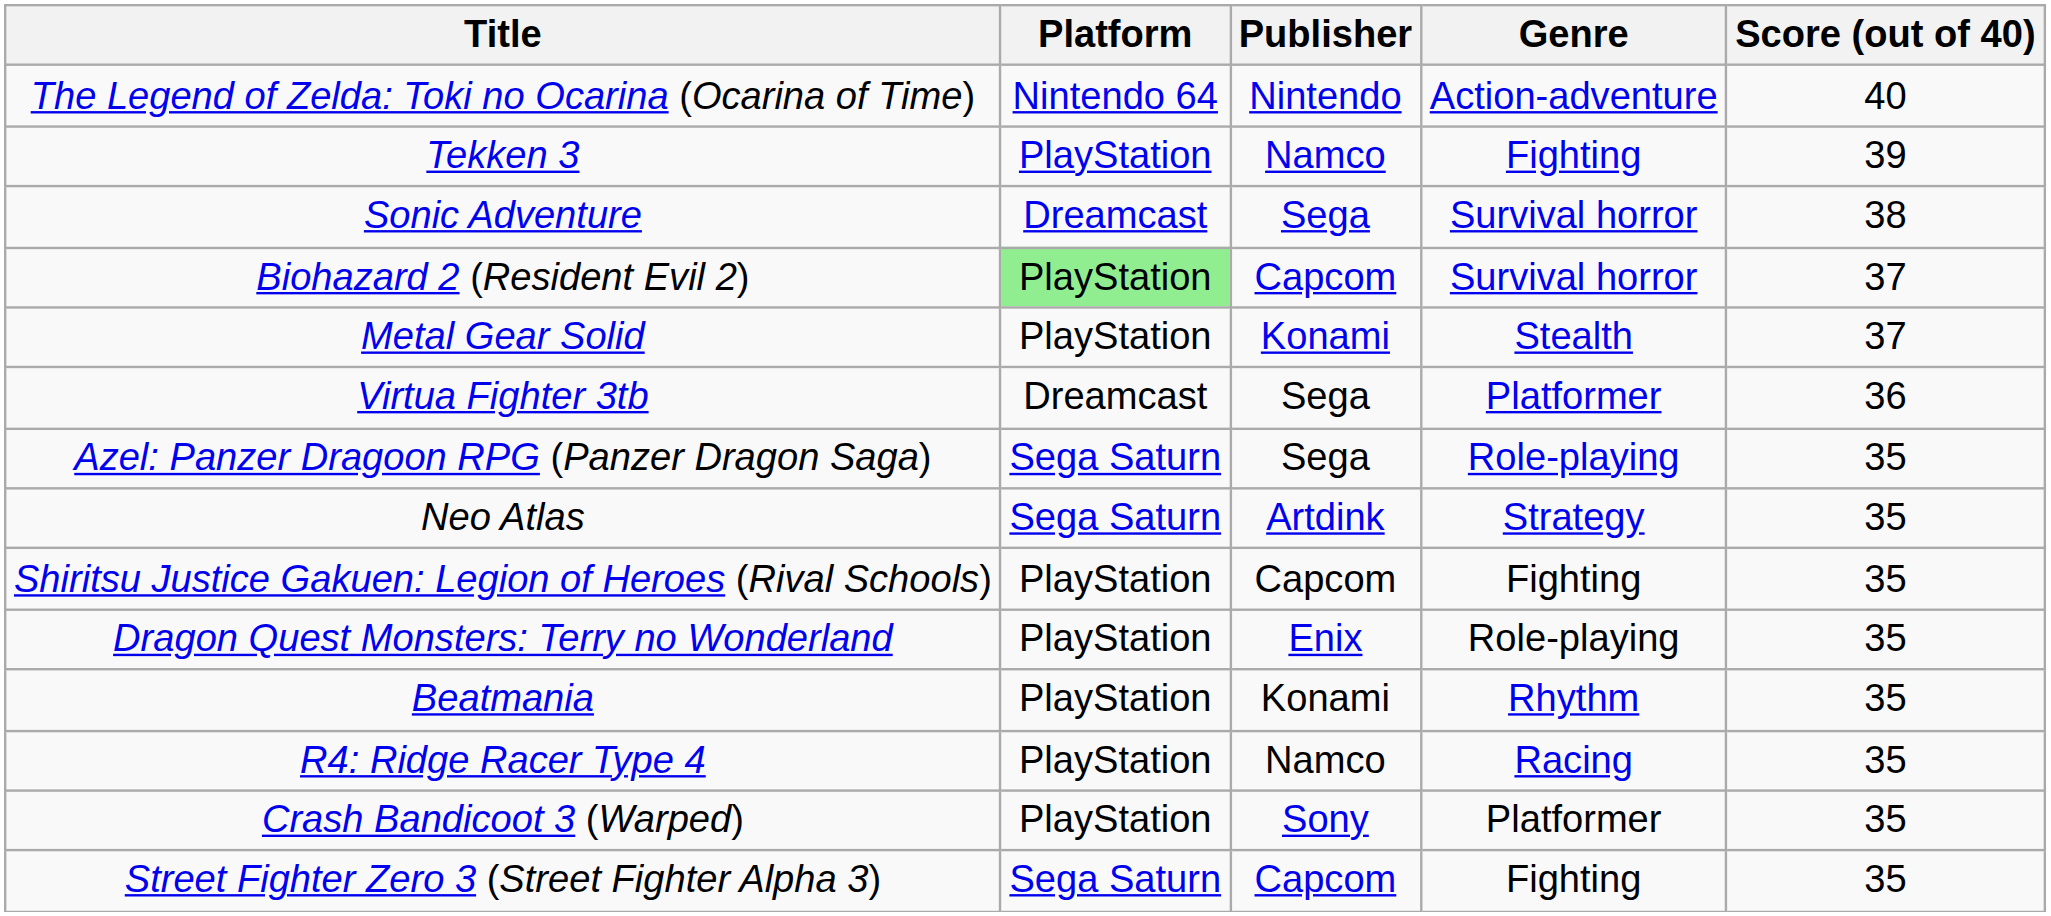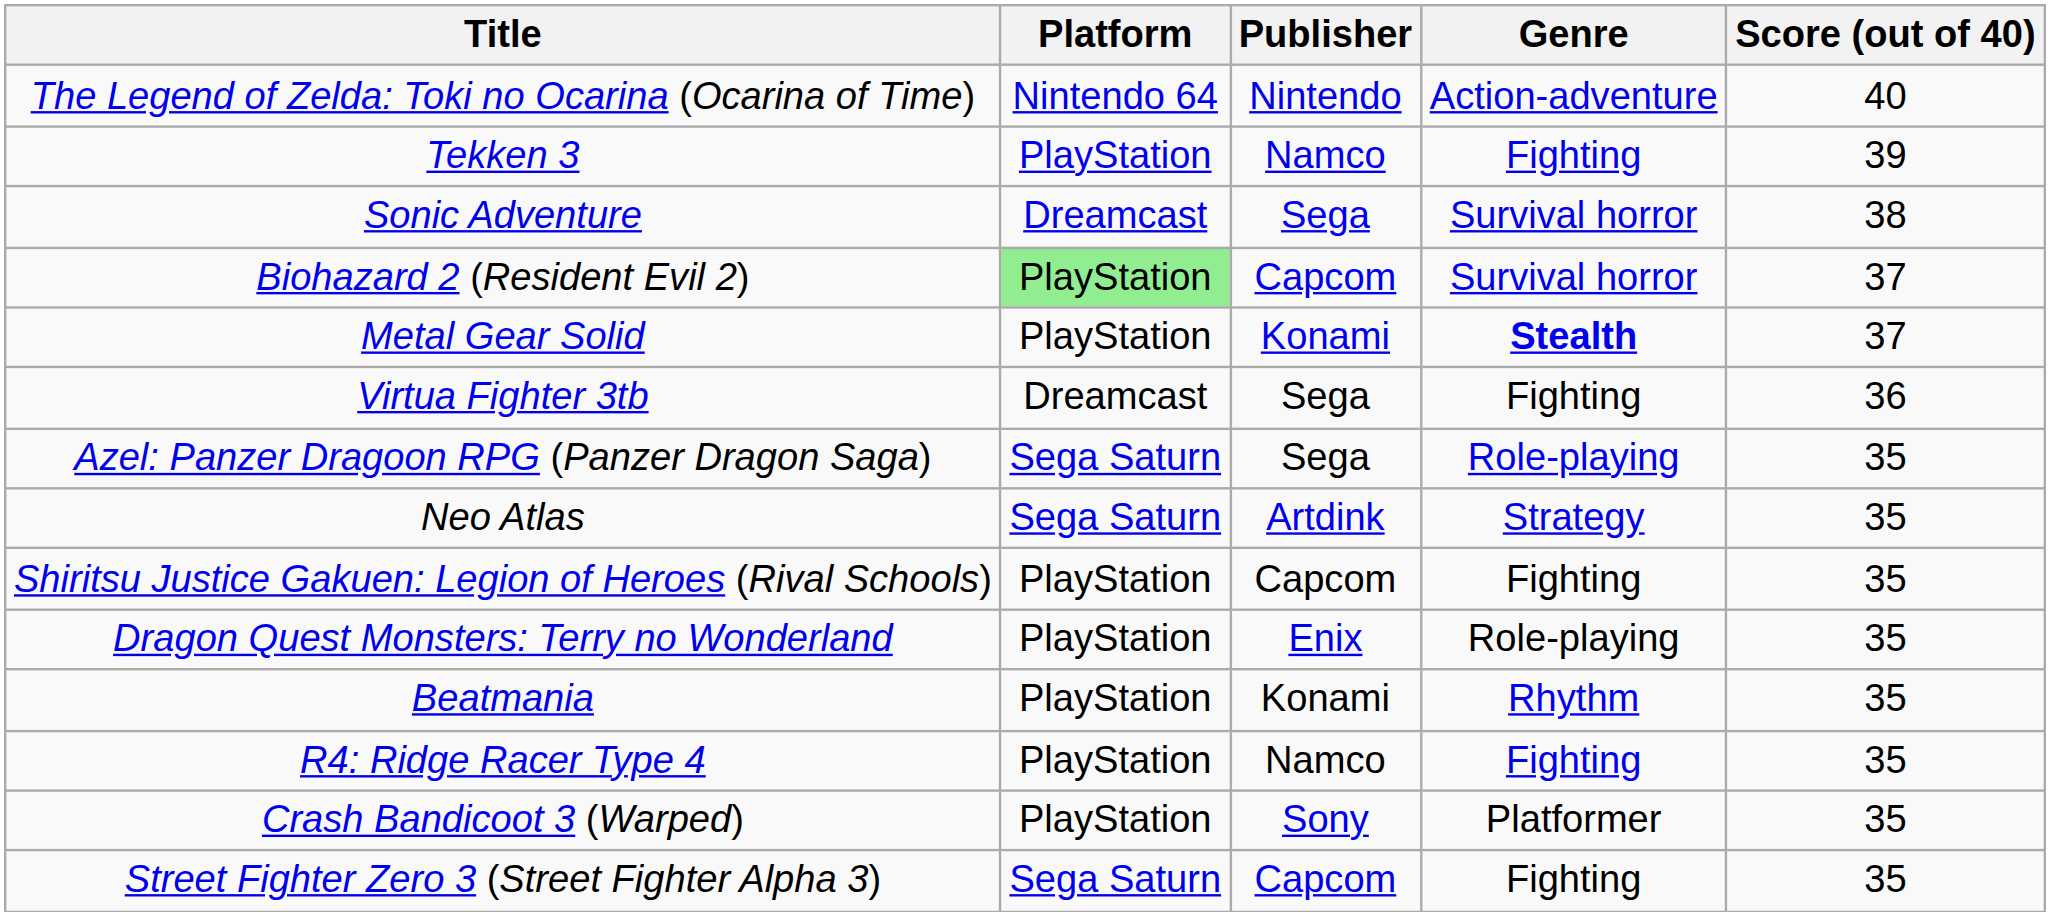(1574, 336) normal -> (1574, 336) bold
(1574, 397) Platformer -> (1574, 397) Fighting
(1574, 759) Racing -> (1574, 759) Fighting
